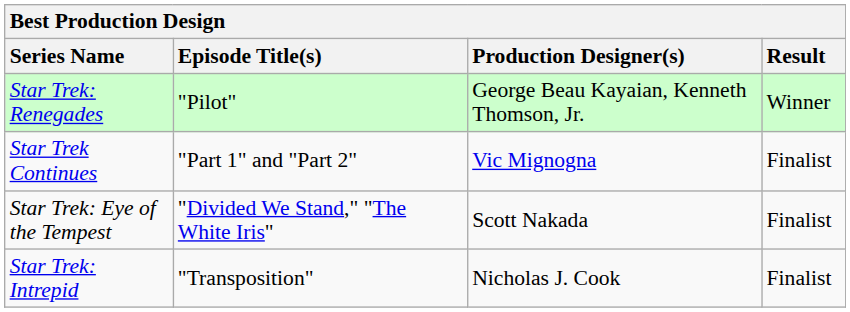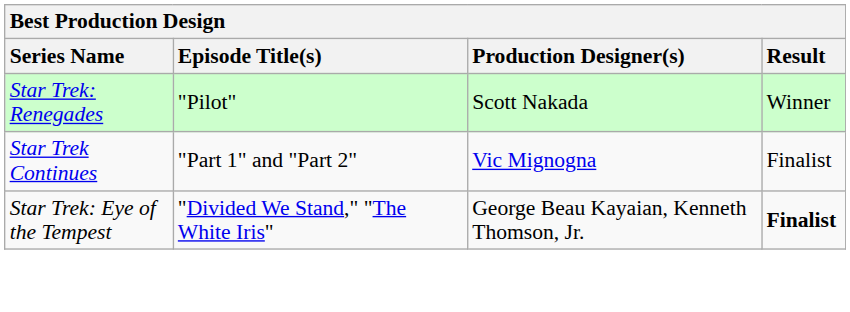(609, 102) George Beau Kayaian, Kenneth Thomson, Jr. -> (530, 102) Scott Nakada
(530, 219) Scott Nakada -> (609, 219) George Beau Kayaian, Kenneth Thomson, Jr.
(799, 219) normal -> (801, 219) bold
- row: (53, 277)
